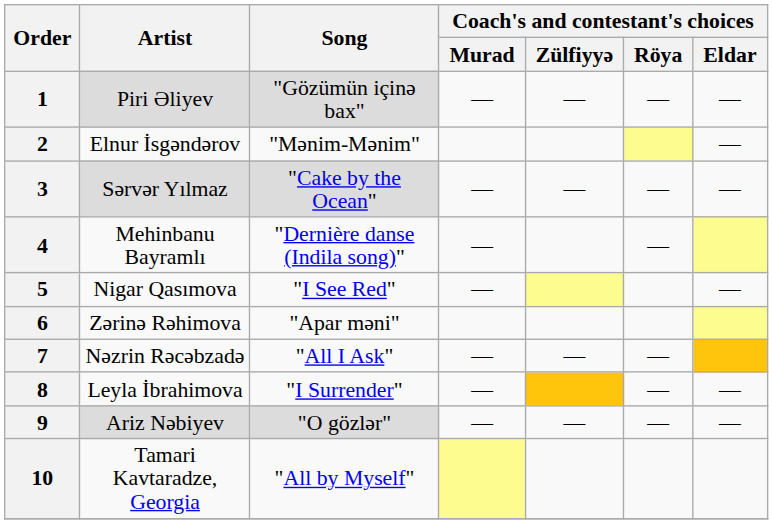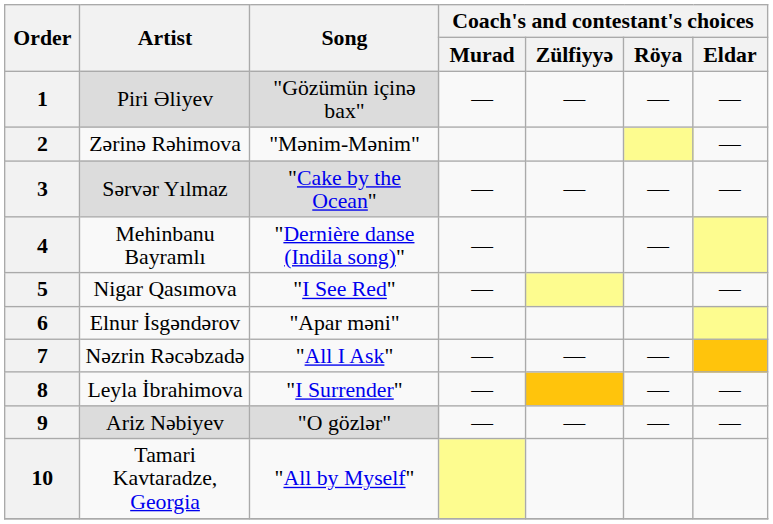(165, 144) Elnur İsgəndərov -> (165, 144) Zərinə Rəhimova
(165, 323) Zərinə Rəhimova -> (165, 323) Elnur İsgəndərov
